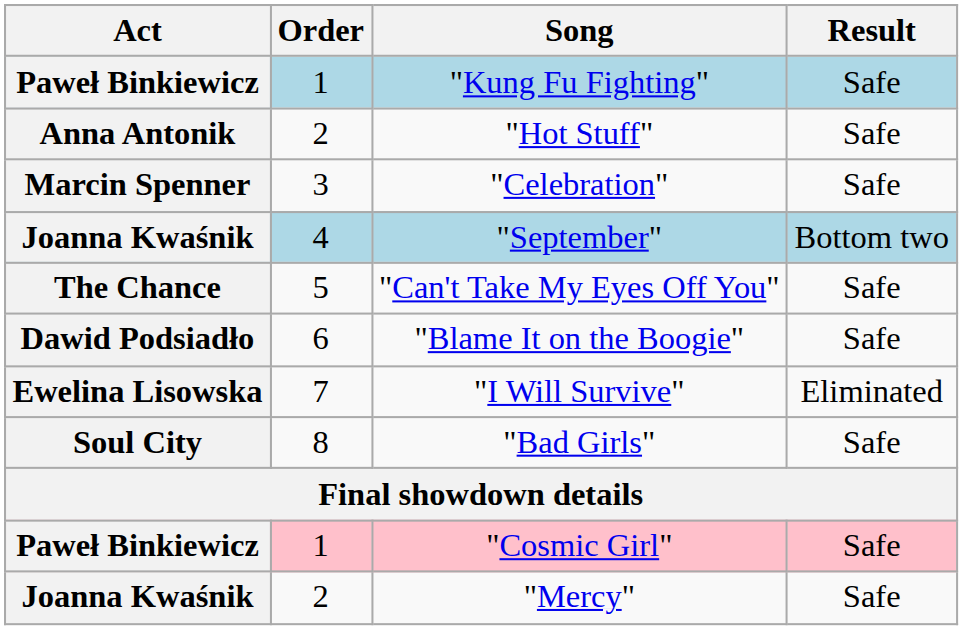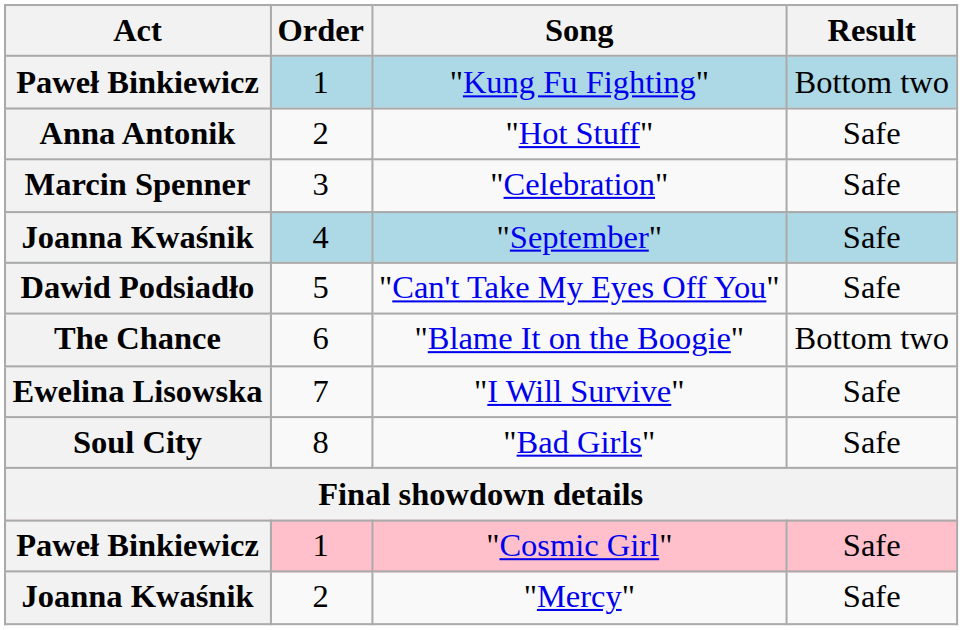(872, 81) Safe -> (872, 81) Bottom two
(872, 236) Bottom two -> (872, 236) Safe
(137, 287) The Chance -> (137, 287) Dawid Podsiadło
(137, 339) Dawid Podsiadło -> (137, 339) The Chance
(872, 339) Safe -> (872, 339) Bottom two
(872, 390) Eliminated -> (872, 390) Safe
